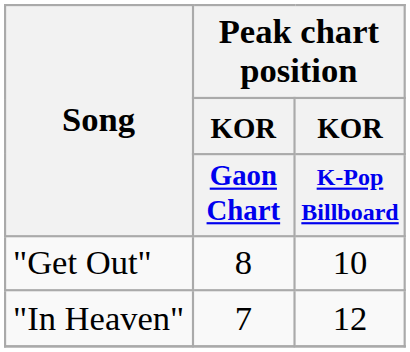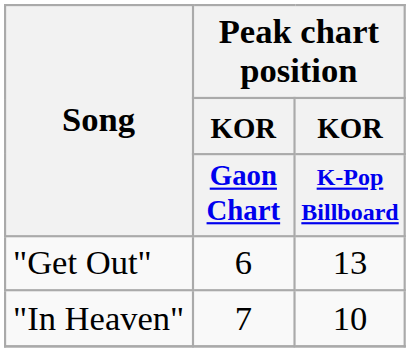(243, 263) 8 -> (243, 263) 6
(350, 263) 10 -> (350, 263) 13
(350, 317) 12 -> (350, 317) 10
